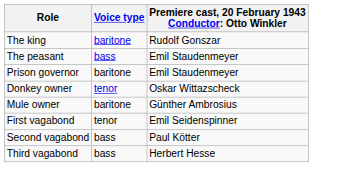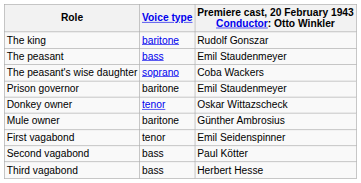+ row: (72, 72)
